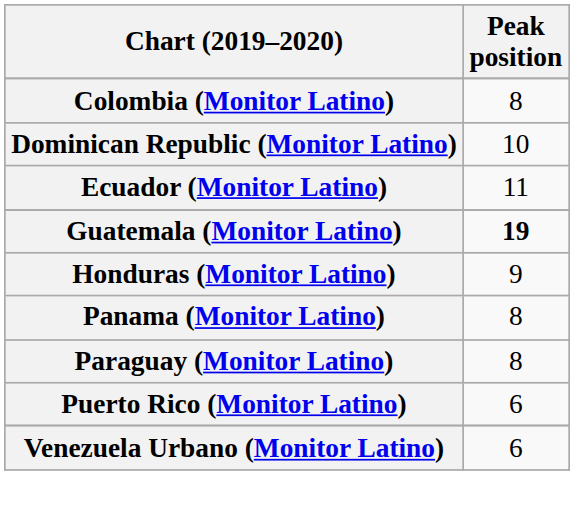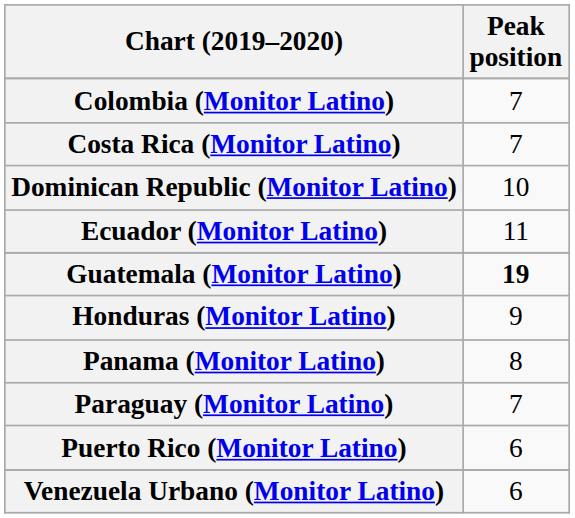(516, 100) 8 -> (516, 100) 7
+ row: (234, 143)
(516, 360) 8 -> (516, 404) 7
